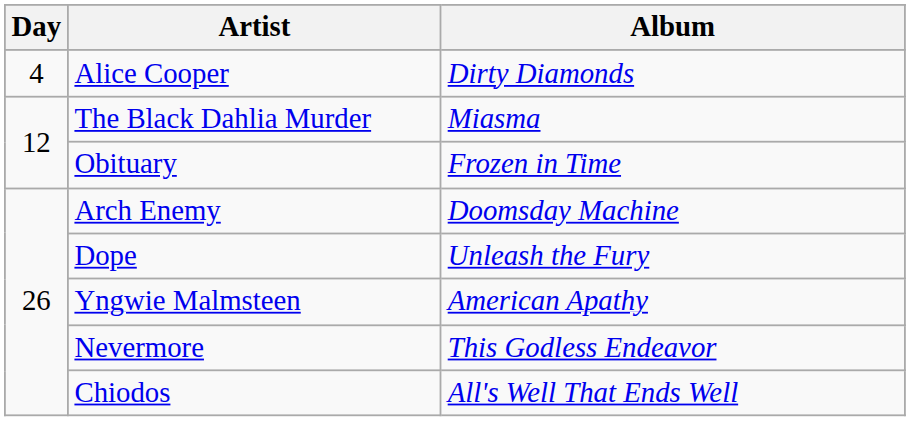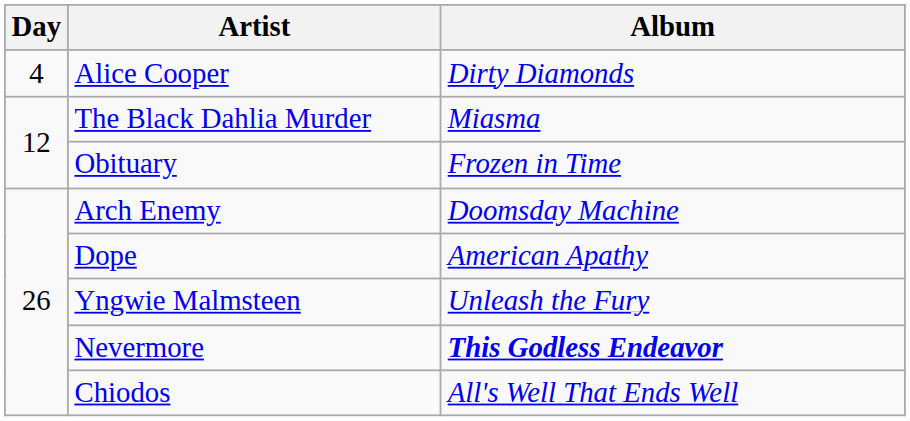(548, 255) Unleash the Fury -> (548, 255) American Apathy
(548, 301) American Apathy -> (548, 301) Unleash the Fury
(582, 347) normal -> (585, 347) bold
